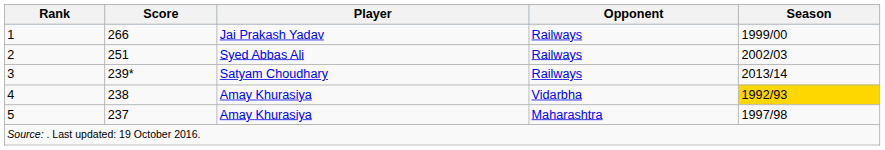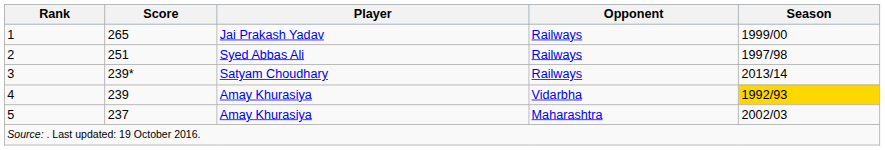(118, 34) 266 -> (118, 34) 265
(764, 54) 2002/03 -> (764, 54) 1997/98
(118, 94) 238 -> (118, 94) 239
(764, 114) 1997/98 -> (764, 114) 2002/03
